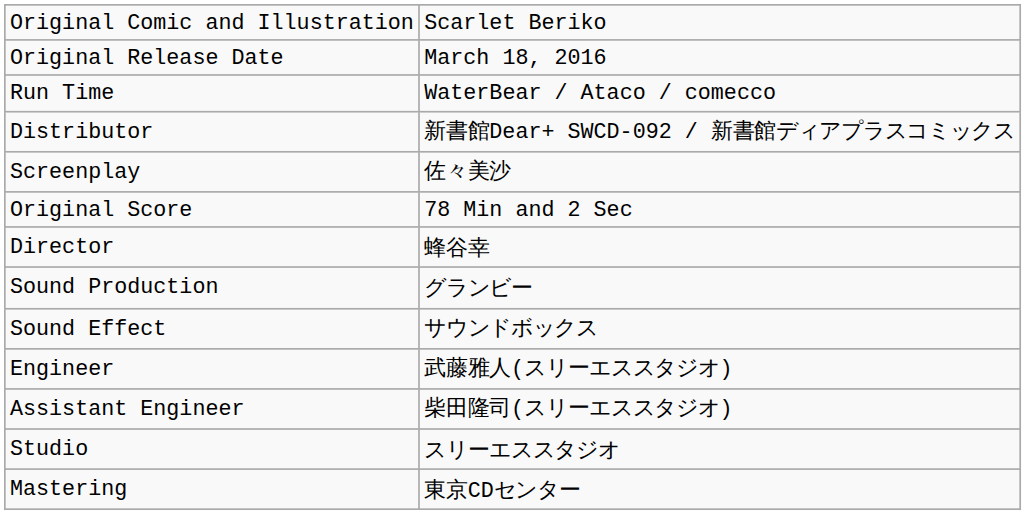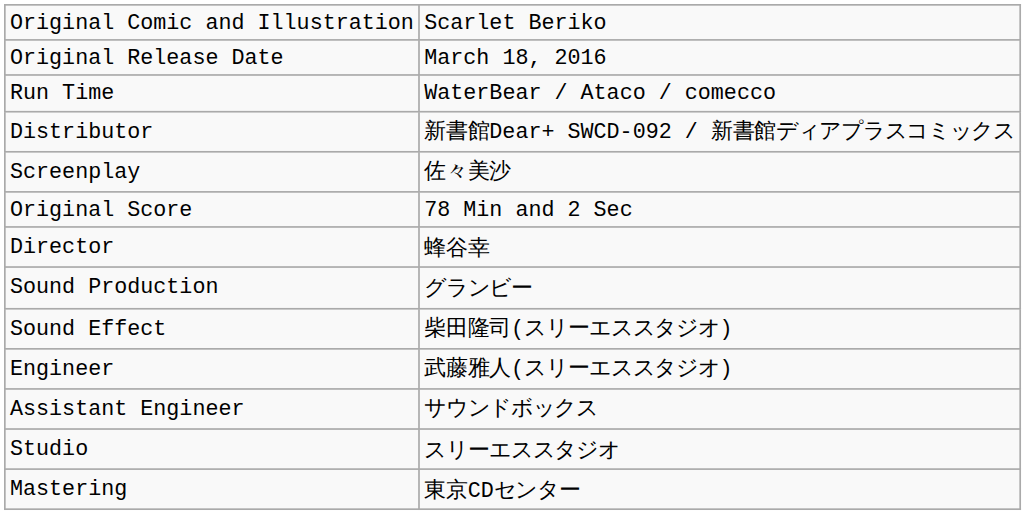(511, 329) サウンドボックス -> (578, 329) 柴田隆司(スリーエススタジオ)
(578, 410) 柴田隆司(スリーエススタジオ) -> (511, 410) サウンドボックス
